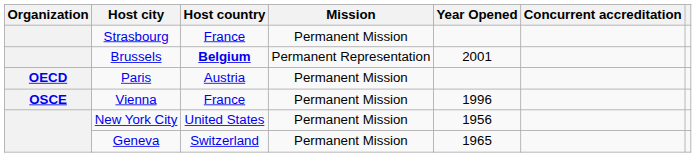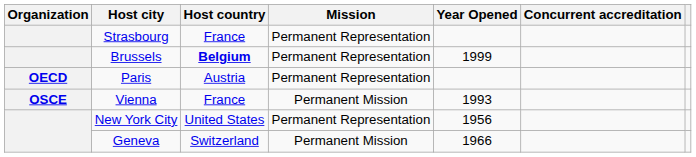(351, 36) Permanent Mission -> (351, 36) Permanent Representation
(477, 57) 2001 -> (477, 57) 1999
(351, 78) Permanent Mission -> (351, 78) Permanent Representation
(477, 99) 1996 -> (477, 99) 1993
(351, 120) Permanent Mission -> (351, 120) Permanent Representation
(477, 141) 1965 -> (477, 141) 1966
